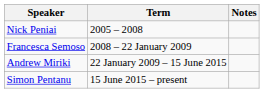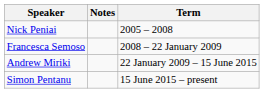columns swapped: (158, 12) <-> (244, 12)
